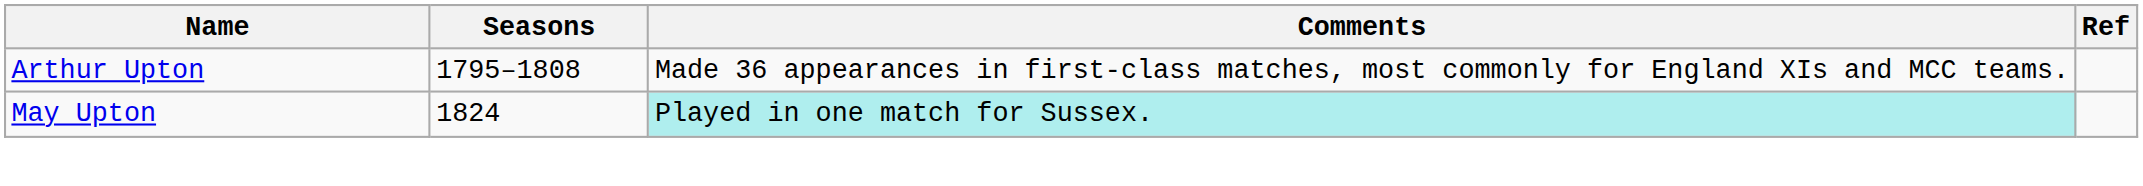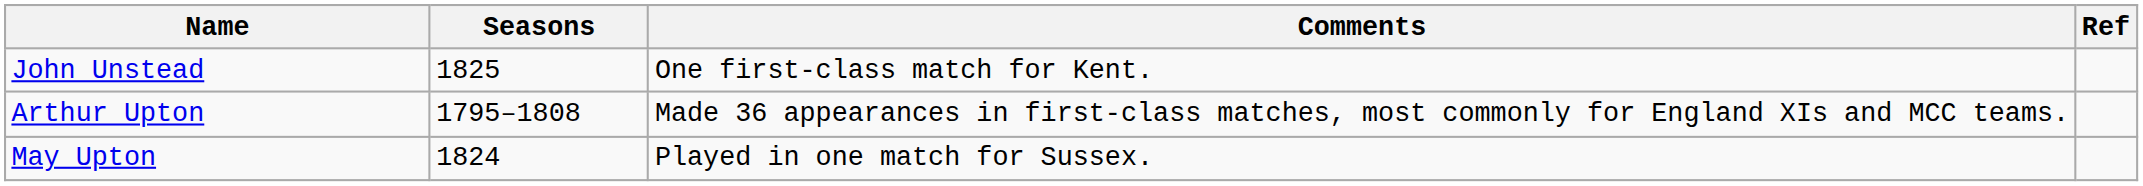+ row: (108, 70)
(904, 114) paleturquoise background -> (904, 158) no background
